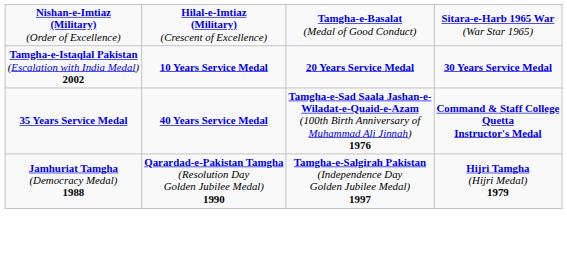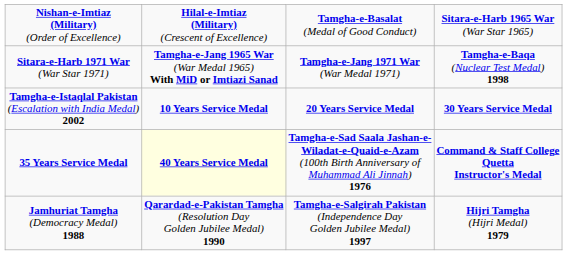+ row: (73, 67)
(214, 121) no background -> (214, 162) lightyellow background
